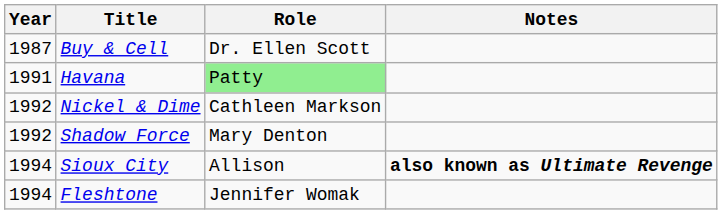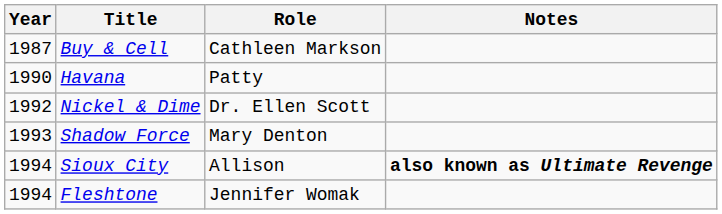(290, 49) Dr. Ellen Scott -> (295, 49) Cathleen Markson
(31, 78) 1991 -> (31, 78) 1990
(236, 78) lightgreen background -> (236, 78) no background
(295, 107) Cathleen Markson -> (290, 107) Dr. Ellen Scott
(31, 136) 1992 -> (31, 136) 1993
